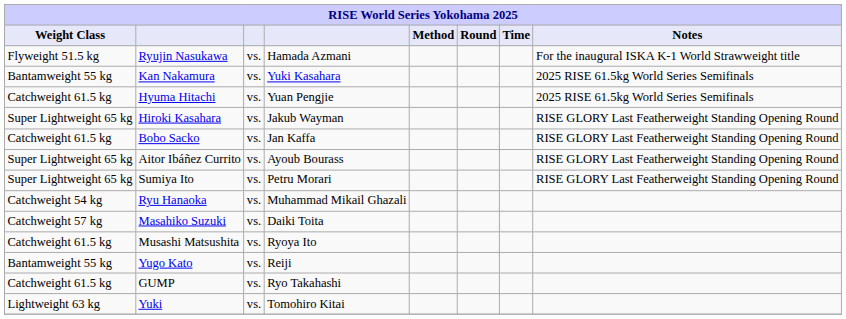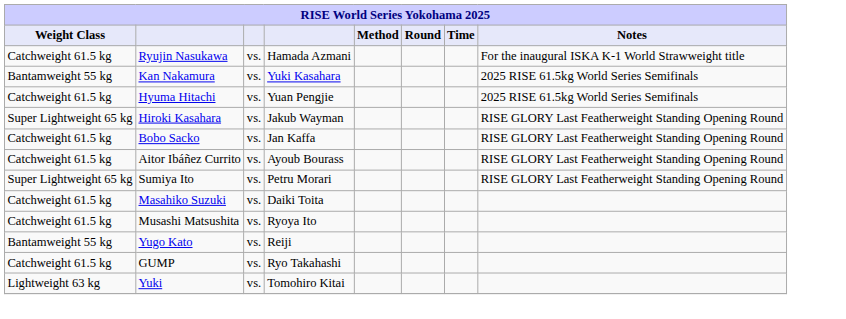(53, 55) Flyweight 51.5 kg -> (60, 55) Catchweight 61.5 kg
(70, 159) Super Lightweight 65 kg -> (60, 159) Catchweight 61.5 kg
- row: (173, 200)
(55, 221) Catchweight 57 kg -> (60, 200) Catchweight 61.5 kg
